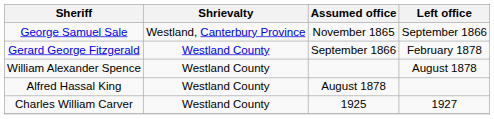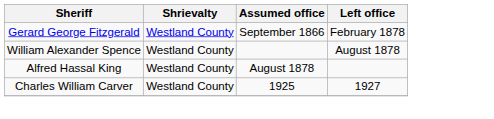- row: (74, 31)
